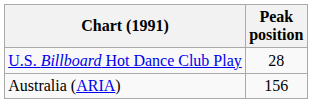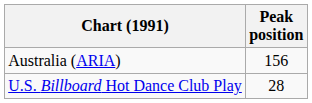rows swapped: (64, 85) <-> (125, 60)
